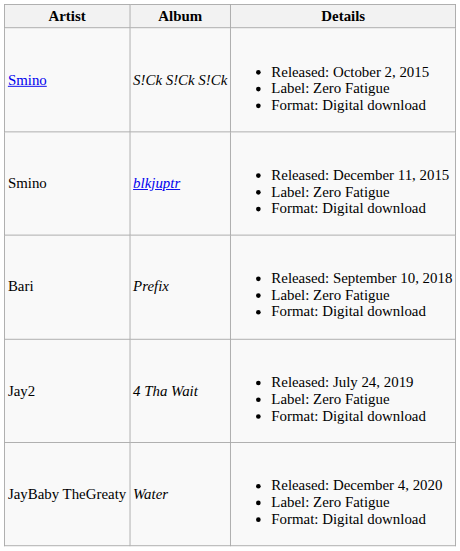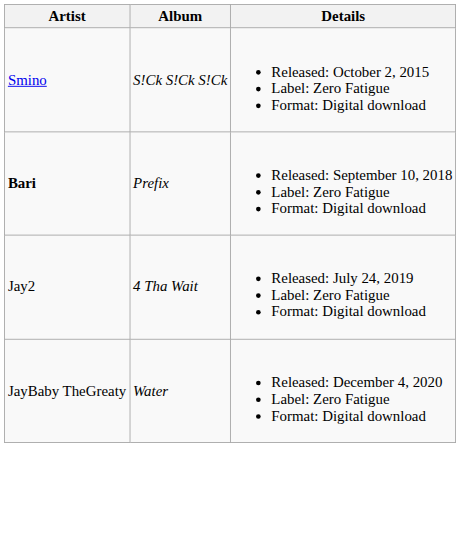- row: (157, 183)
(21, 287) normal -> (22, 183) bold
